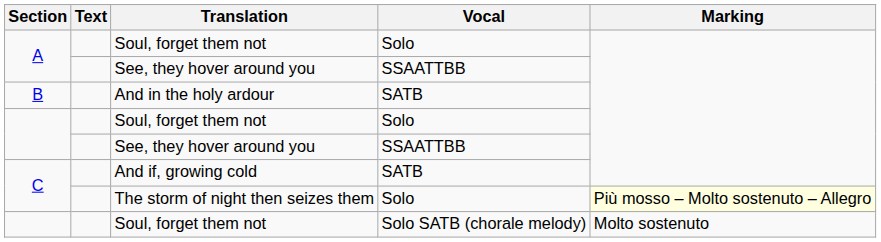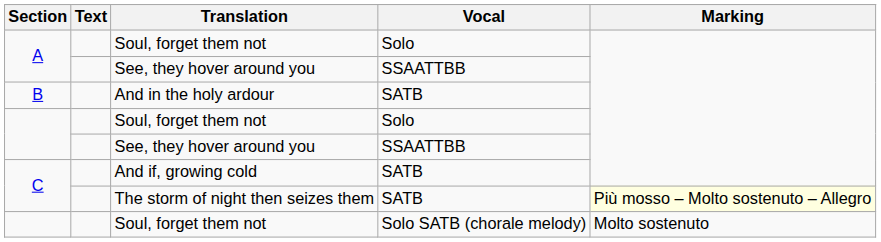(398, 198) Solo -> (402, 198) SATB
